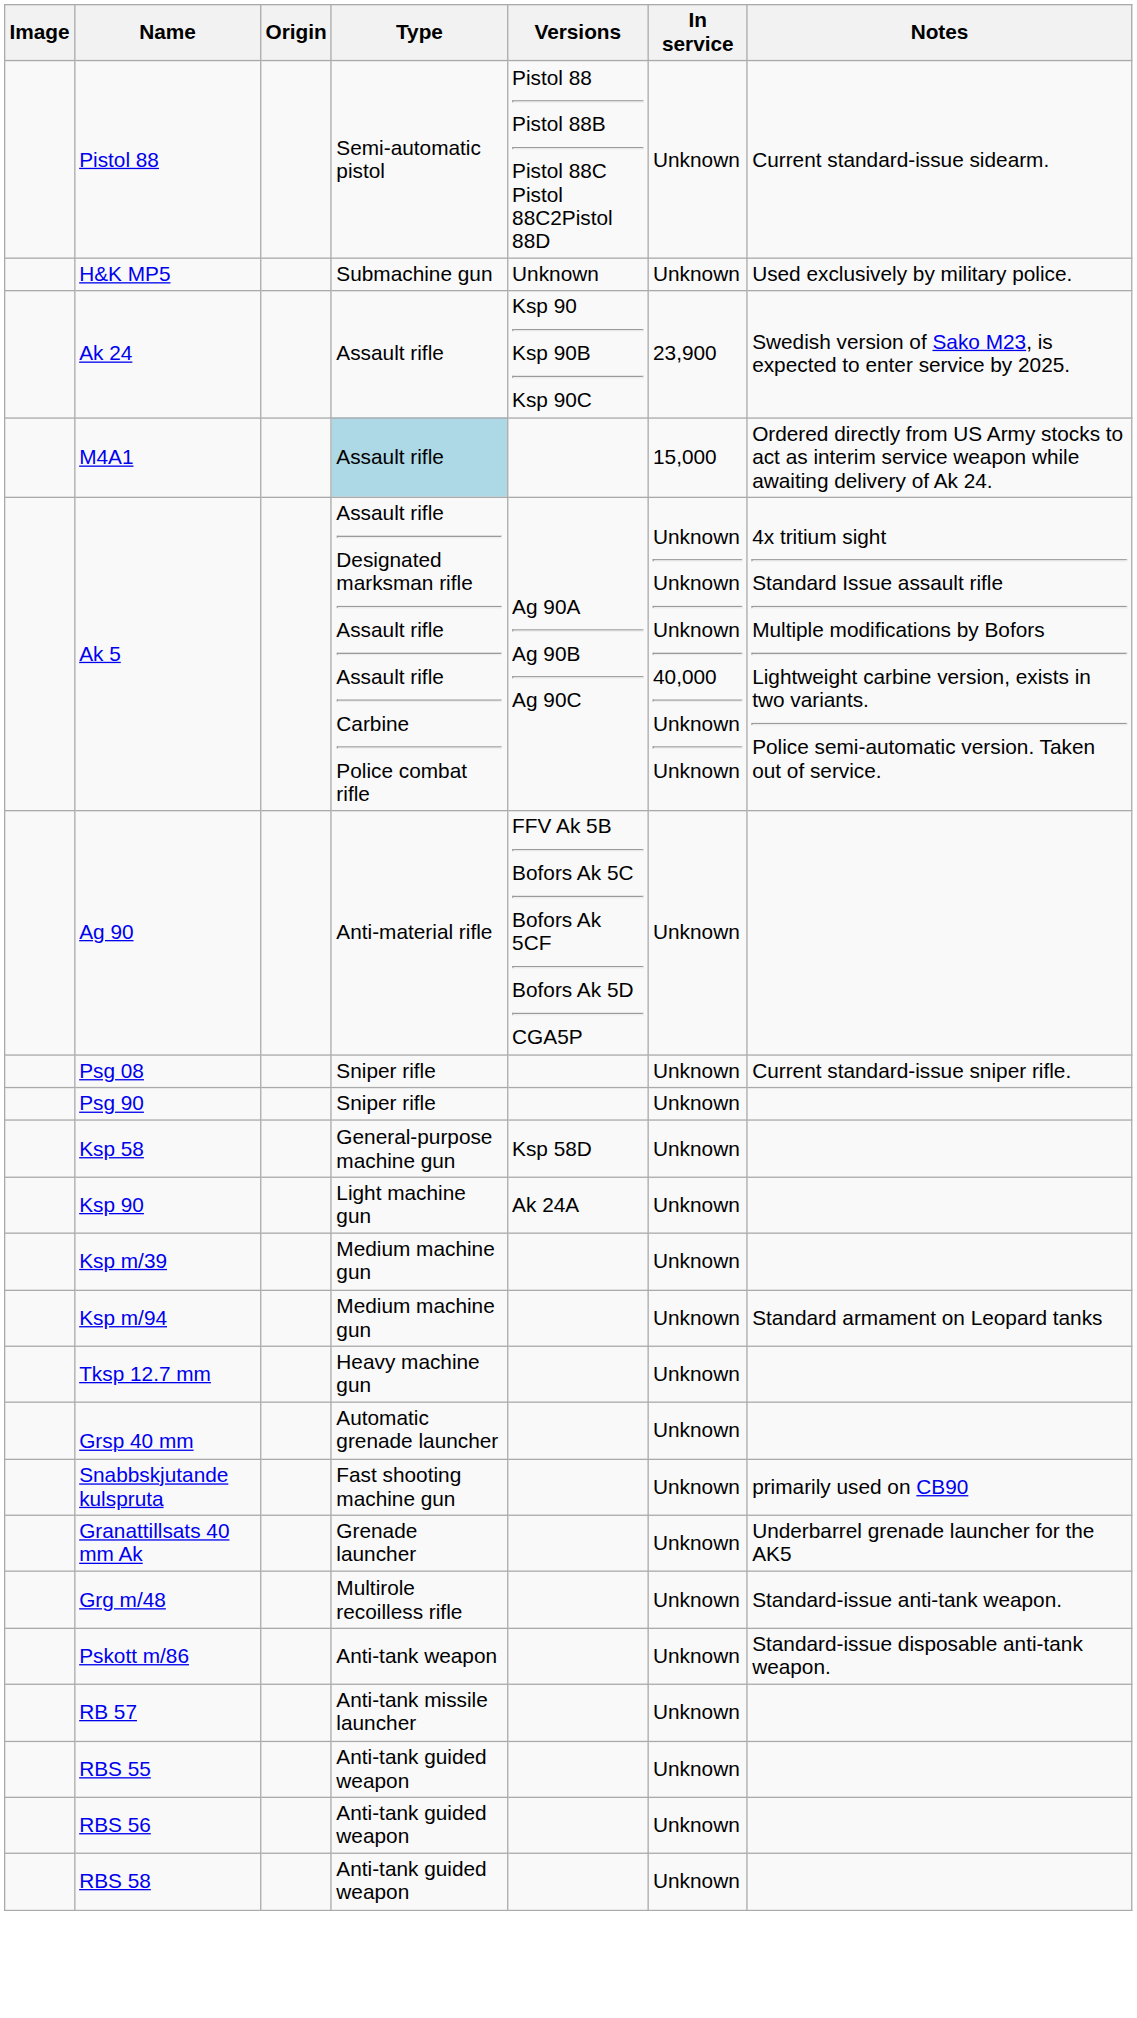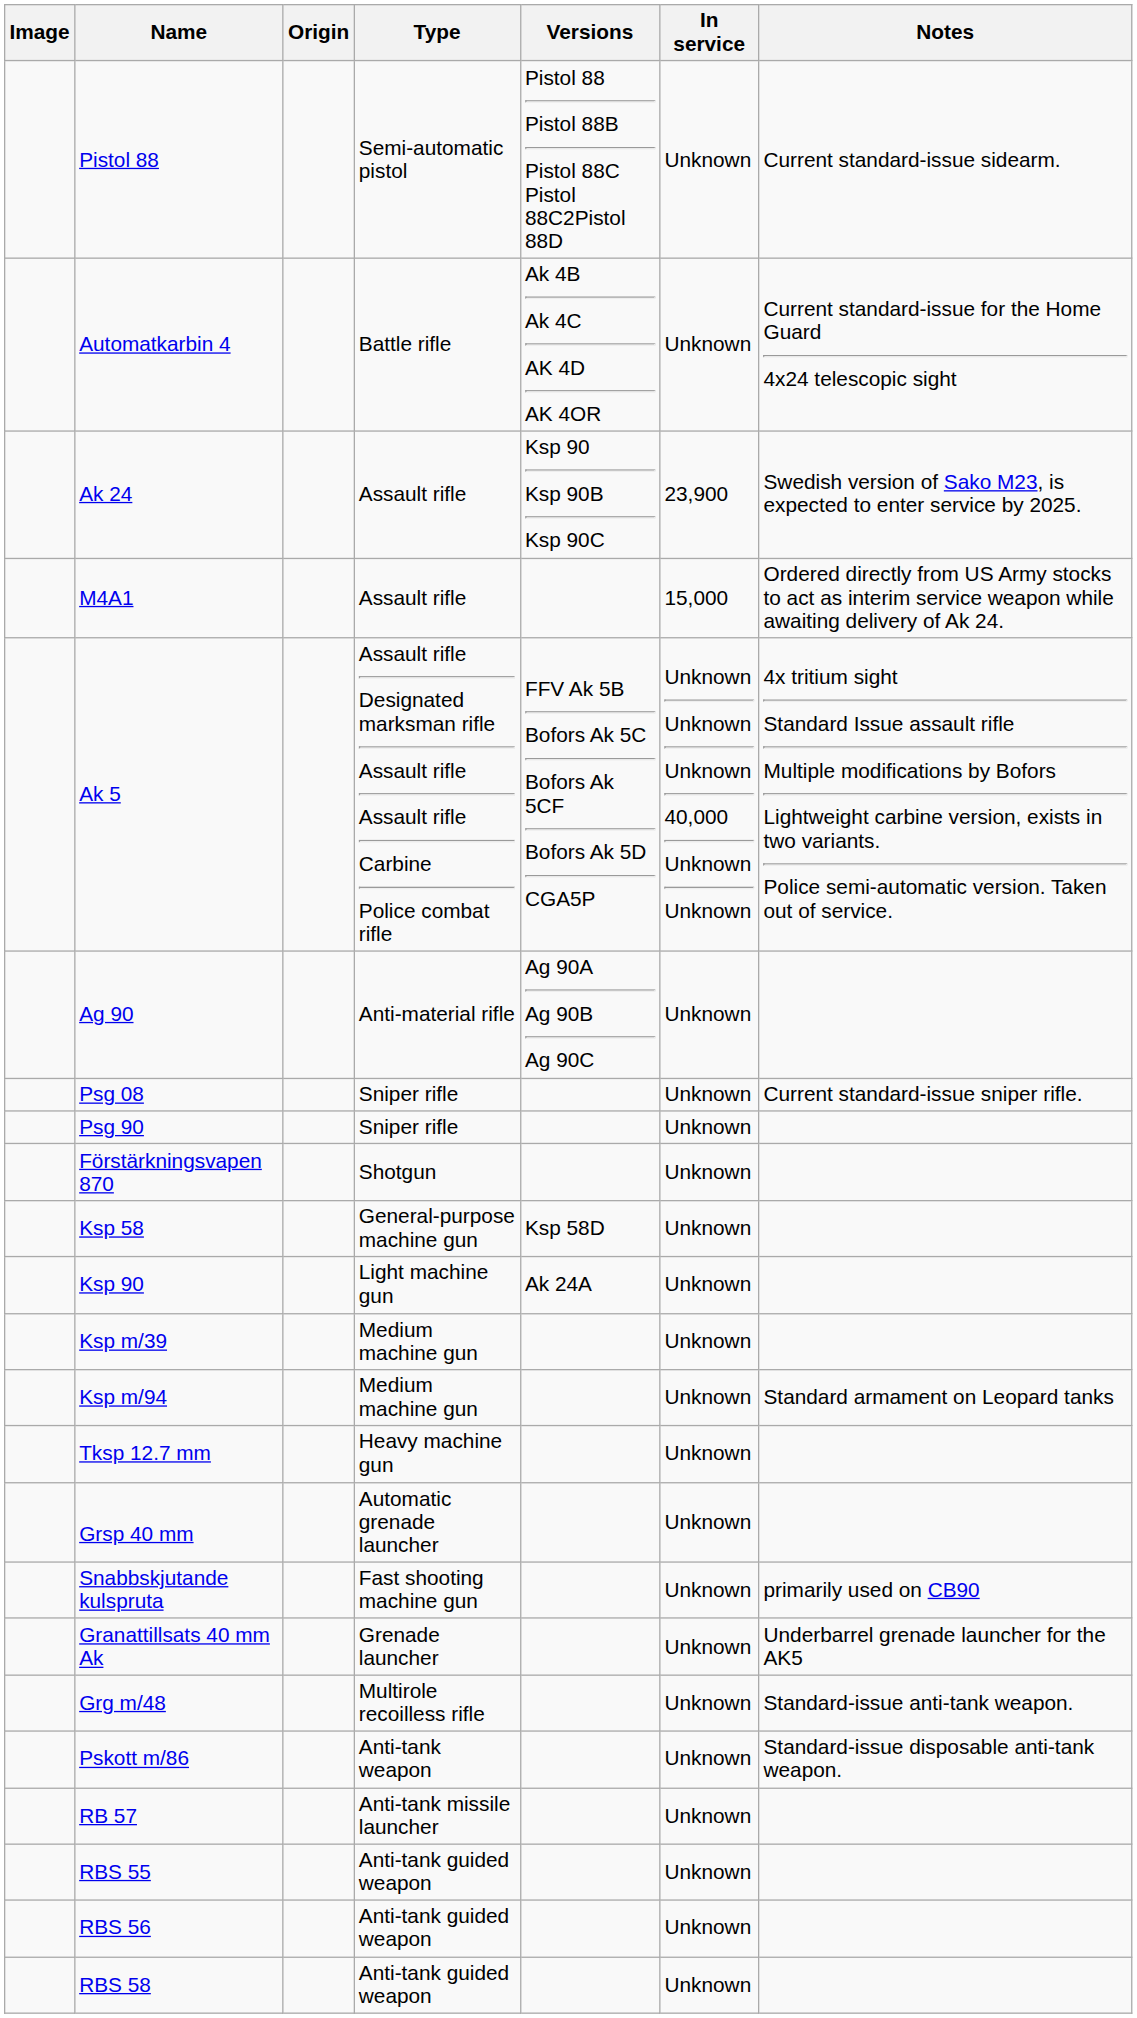- row: (125, 274)
+ row: (155, 344)
(390, 457) lightblue background -> (413, 597) no background
(578, 653) Ag 90A Ag 90B Ag 90C -> (590, 794) FFV Ak 5B Bofors Ak 5C Bofors Ak 5CF Bofors Ak 5D CGA5P
(578, 932) FFV Ak 5B Bofors Ak 5C Bofors Ak 5CF Bofors Ak 5D CGA5P -> (590, 1014) Ag 90A Ag 90B Ag 90C
+ row: (170, 1171)
